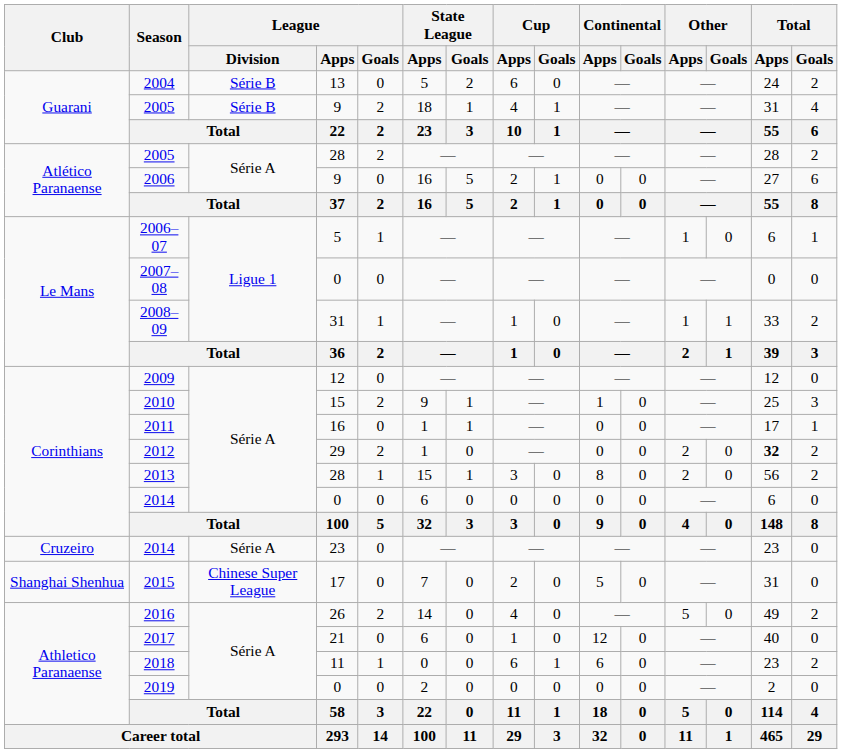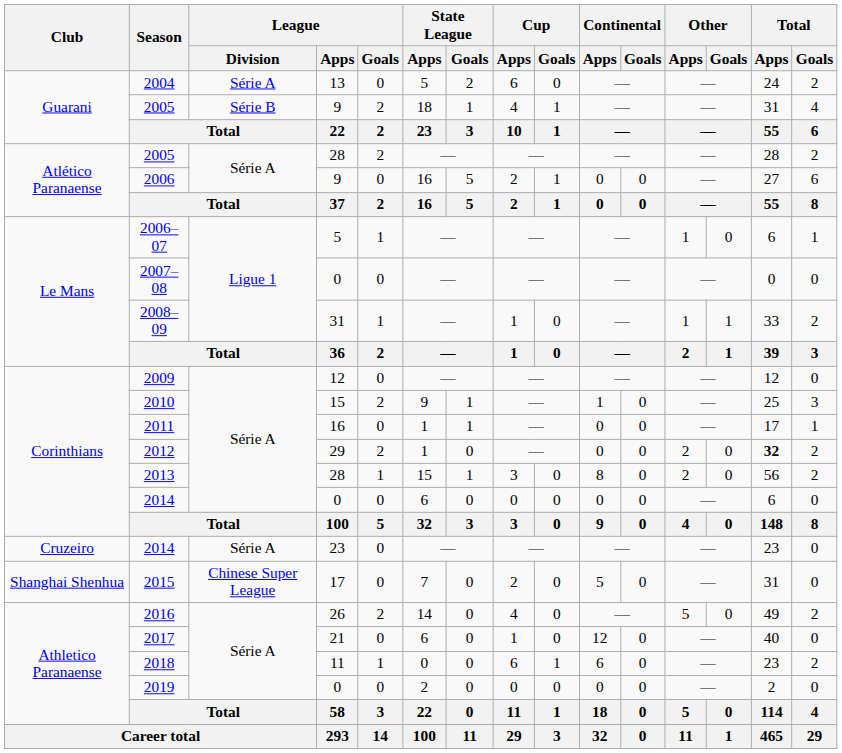(253, 82) Série B -> (253, 82) Série A
